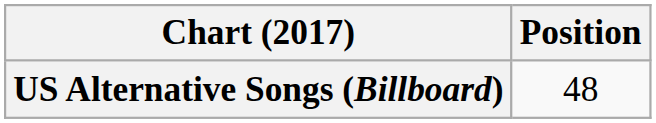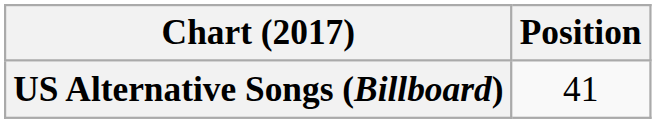(581, 88) 48 -> (581, 88) 41
